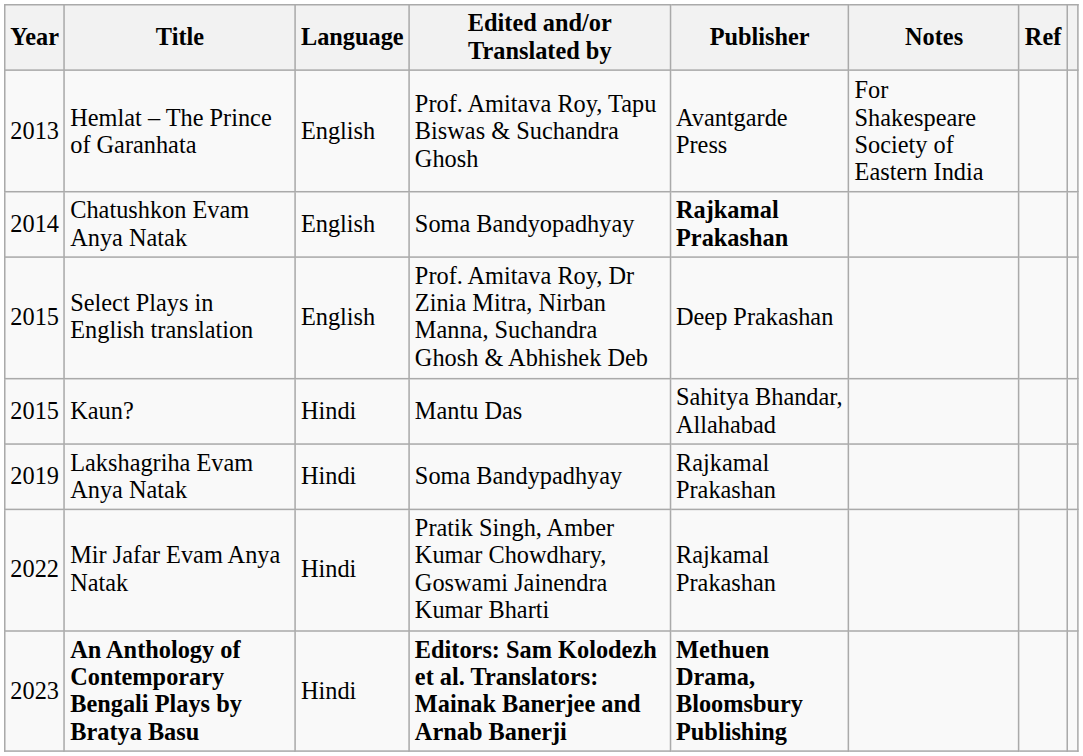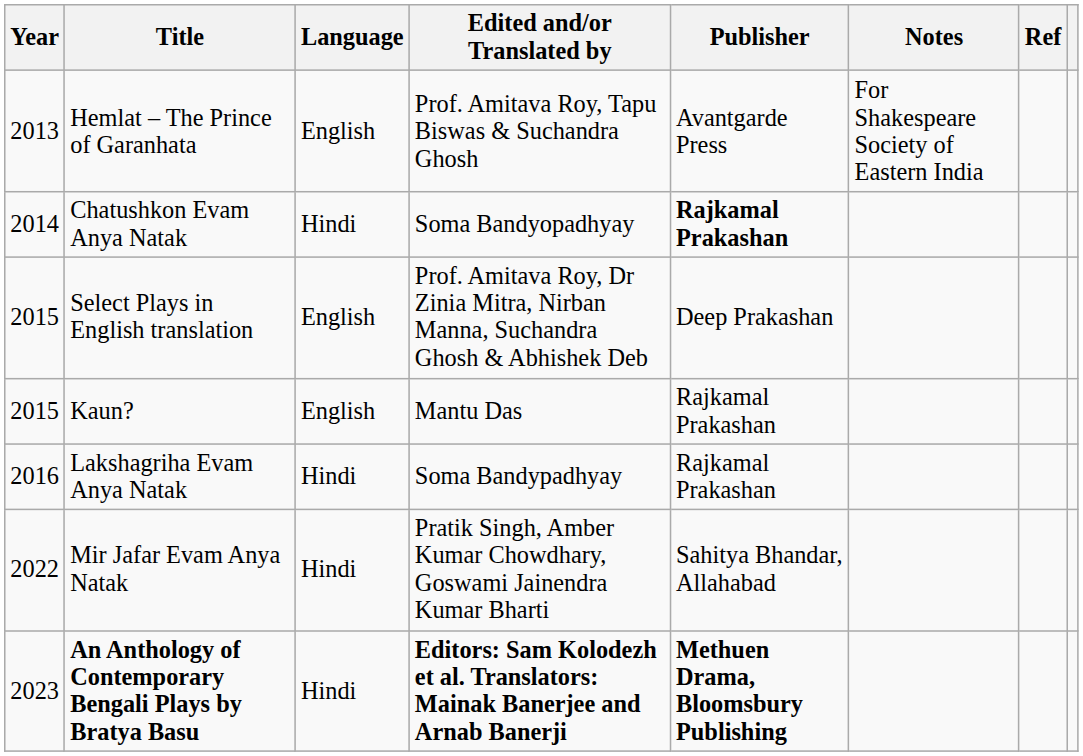(338, 224) English -> (329, 224) Hindi
(329, 410) Hindi -> (338, 410) English
(759, 410) Sahitya Bhandar, Allahabad -> (726, 410) Rajkamal Prakashan
(35, 476) 2019 -> (35, 476) 2016
(726, 569) Rajkamal Prakashan -> (759, 569) Sahitya Bhandar, Allahabad
